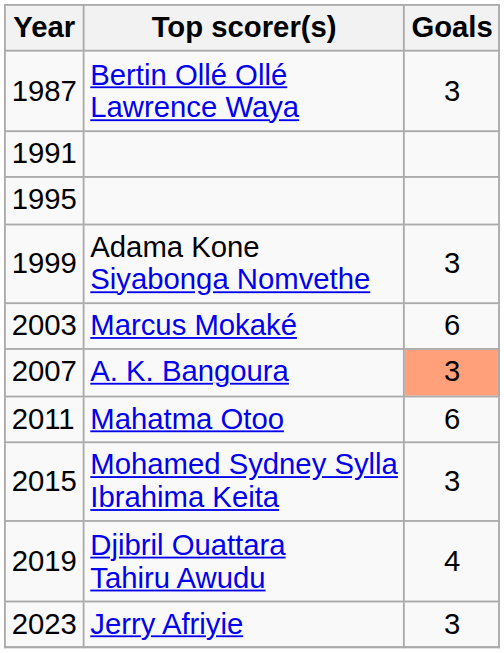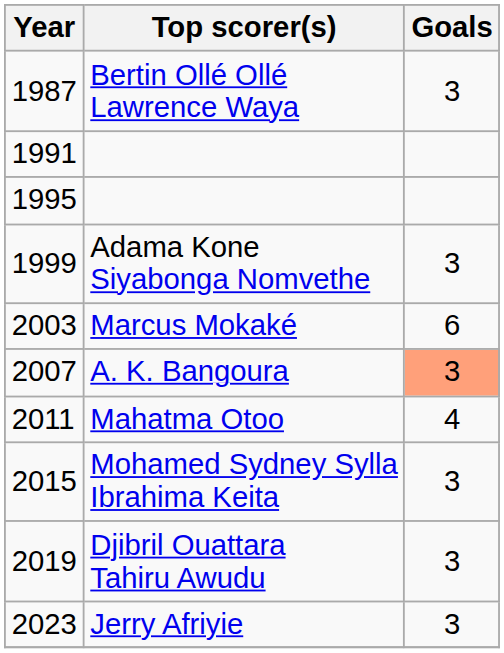(452, 418) 6 -> (452, 418) 4
(452, 560) 4 -> (452, 560) 3
